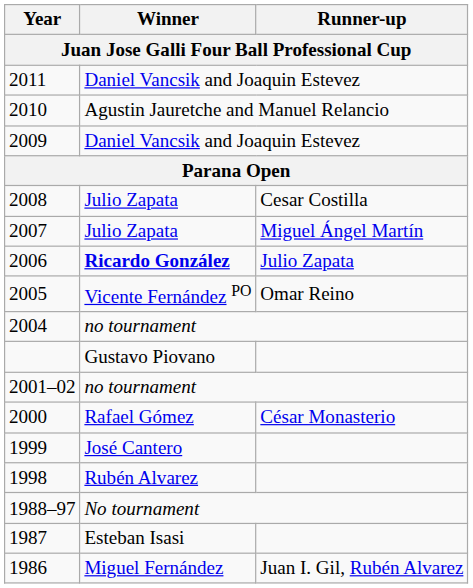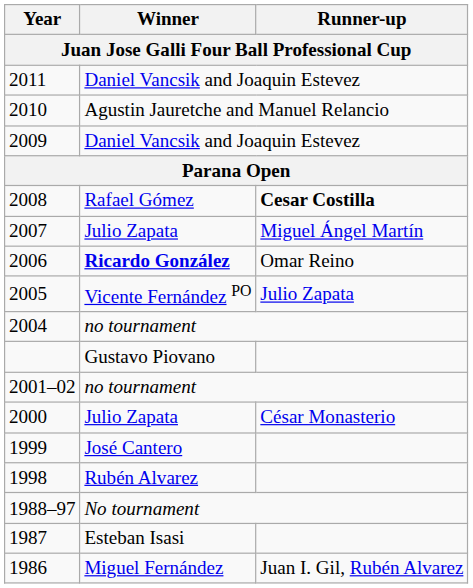(131, 200) Julio Zapata -> (139, 200) Rafael Gómez
(314, 200) normal -> (318, 200) bold
(307, 261) Julio Zapata -> (307, 261) Omar Reino
(307, 293) Omar Reino -> (307, 293) Julio Zapata
(139, 417) Rafael Gómez -> (131, 417) Julio Zapata
